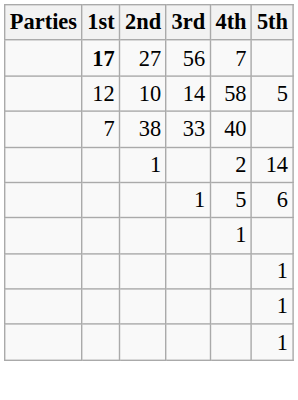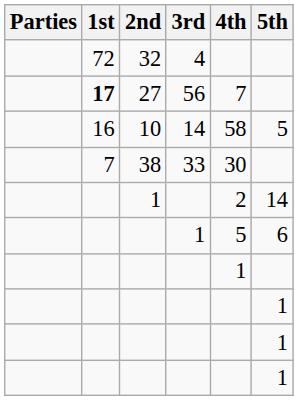+ row: (150, 57)
(104, 93) 12 -> (104, 128) 16
(235, 128) 40 -> (235, 164) 30
